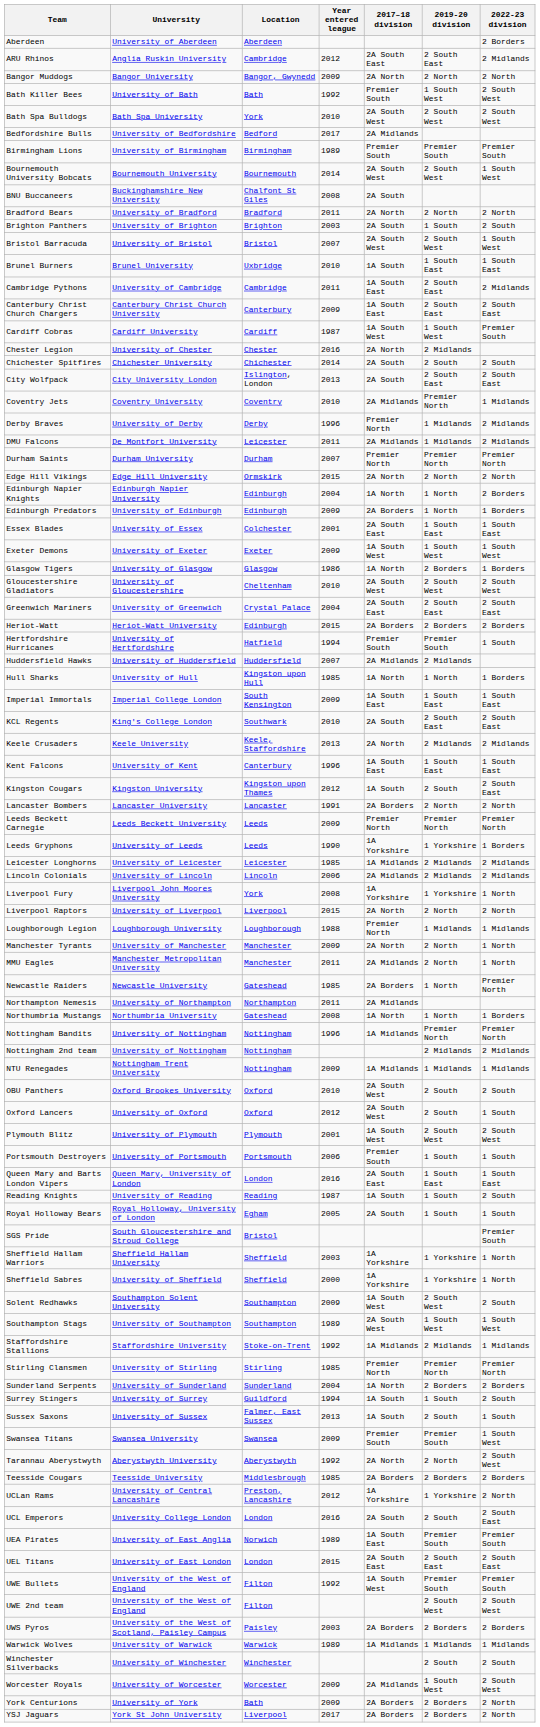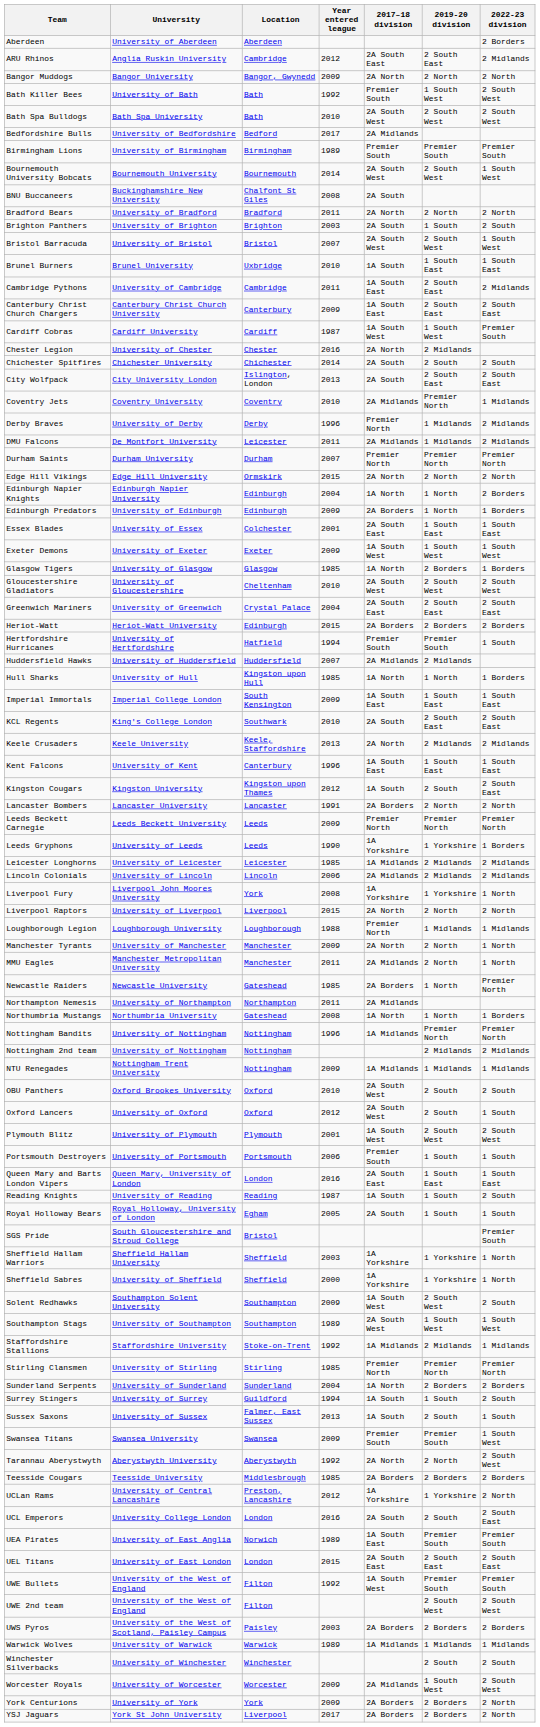(254, 117) York -> (254, 117) Bath
(330, 569) 1986 -> (330, 569) 1985
(254, 1702) Bath -> (254, 1702) York
